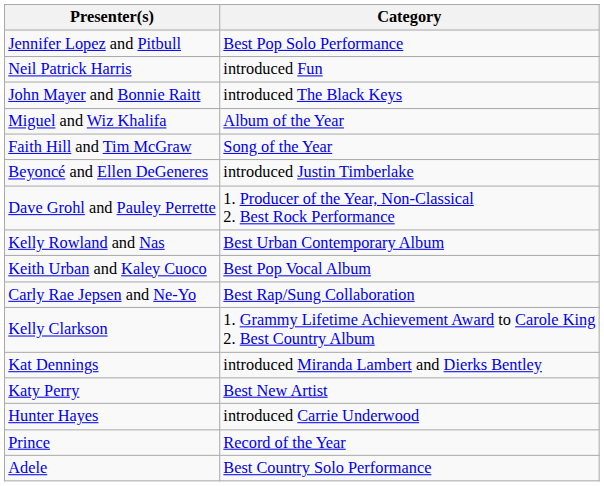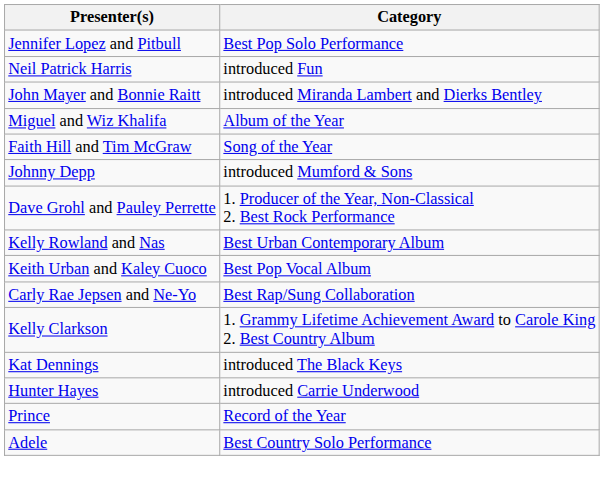(313, 95) introduced The Black Keys -> (383, 95) introduced Miranda Lambert and Dierks Bentley
+ row: (52, 172)
- row: (108, 172)
(383, 364) introduced Miranda Lambert and Dierks Bentley -> (313, 364) introduced The Black Keys
- row: (44, 390)
